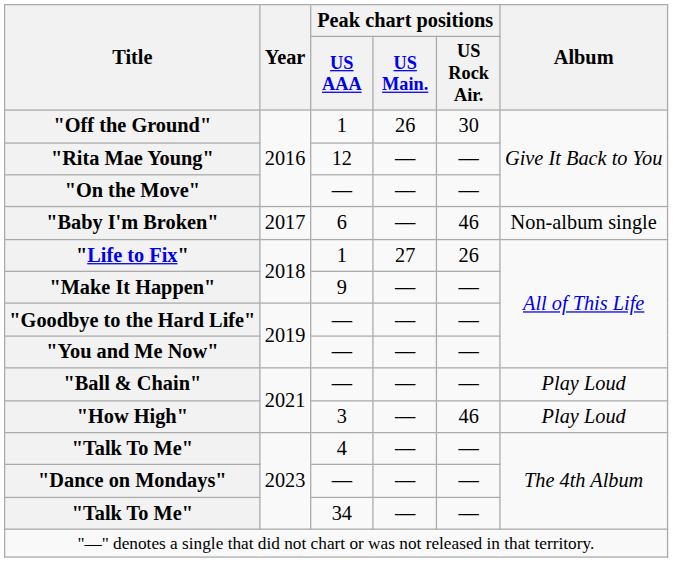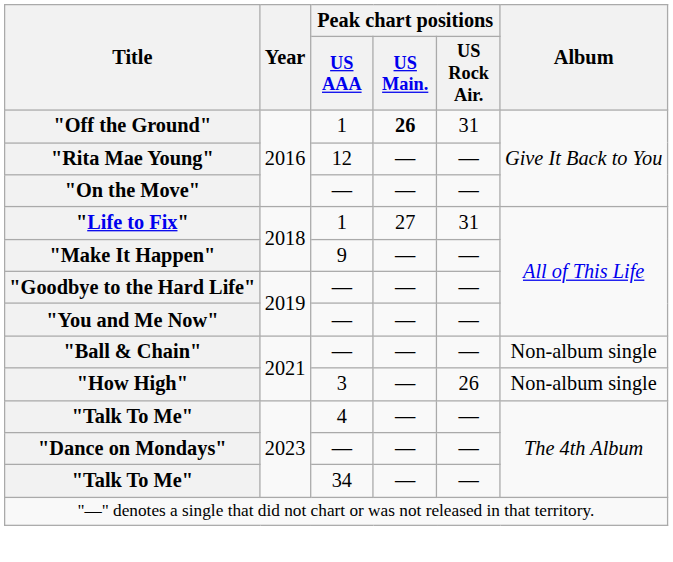(405, 126) normal -> (405, 126) bold
(469, 126) 30 -> (469, 126) 31
- row: (132, 222)
(469, 255) 26 -> (469, 222) 31
(584, 383) Play Loud -> (584, 351) Non-album single
(469, 416) 46 -> (469, 383) 26
(584, 416) Play Loud -> (584, 383) Non-album single
